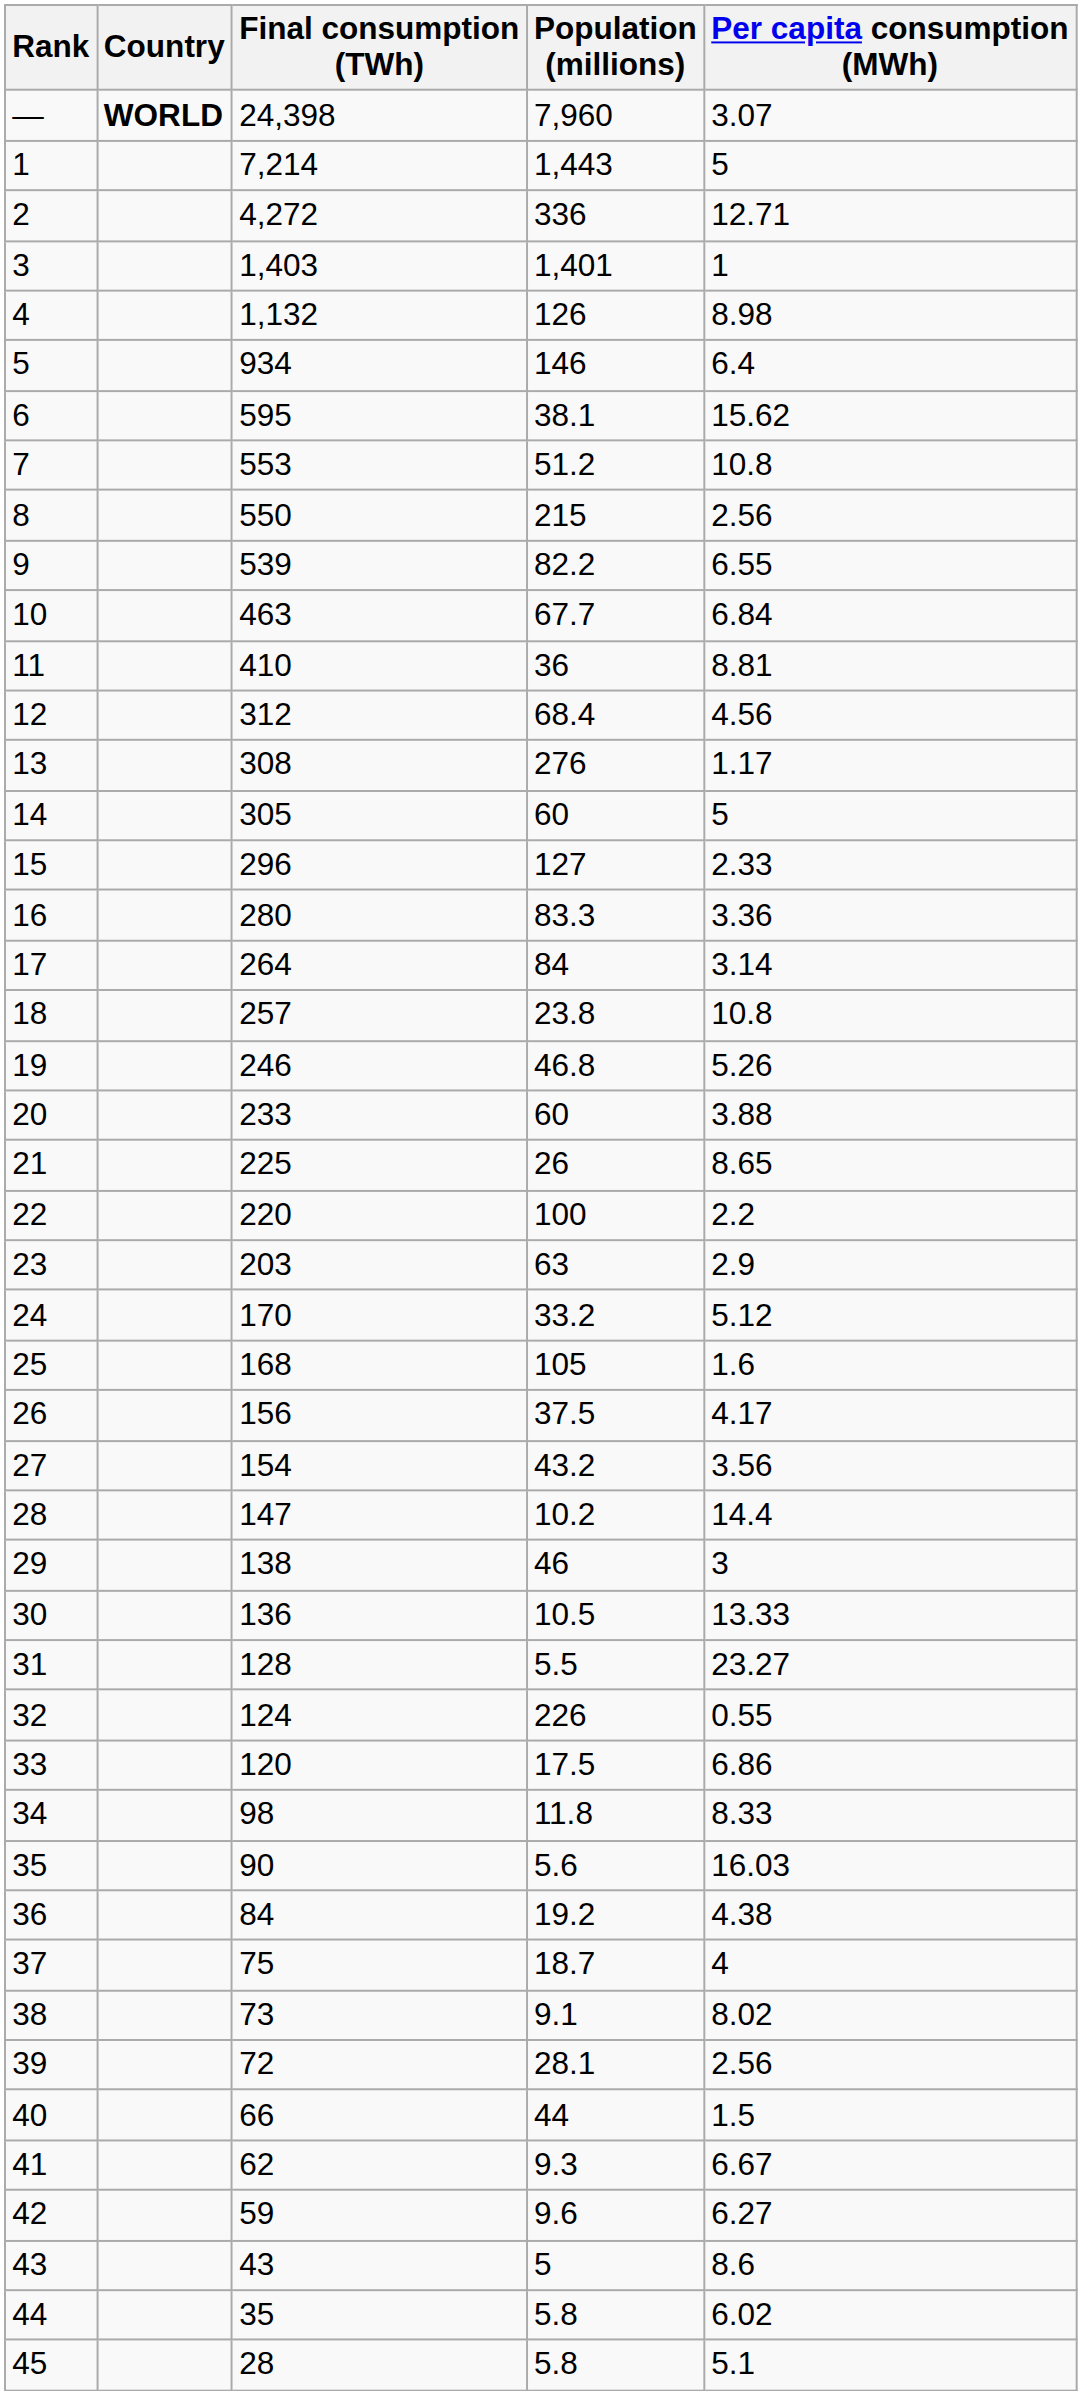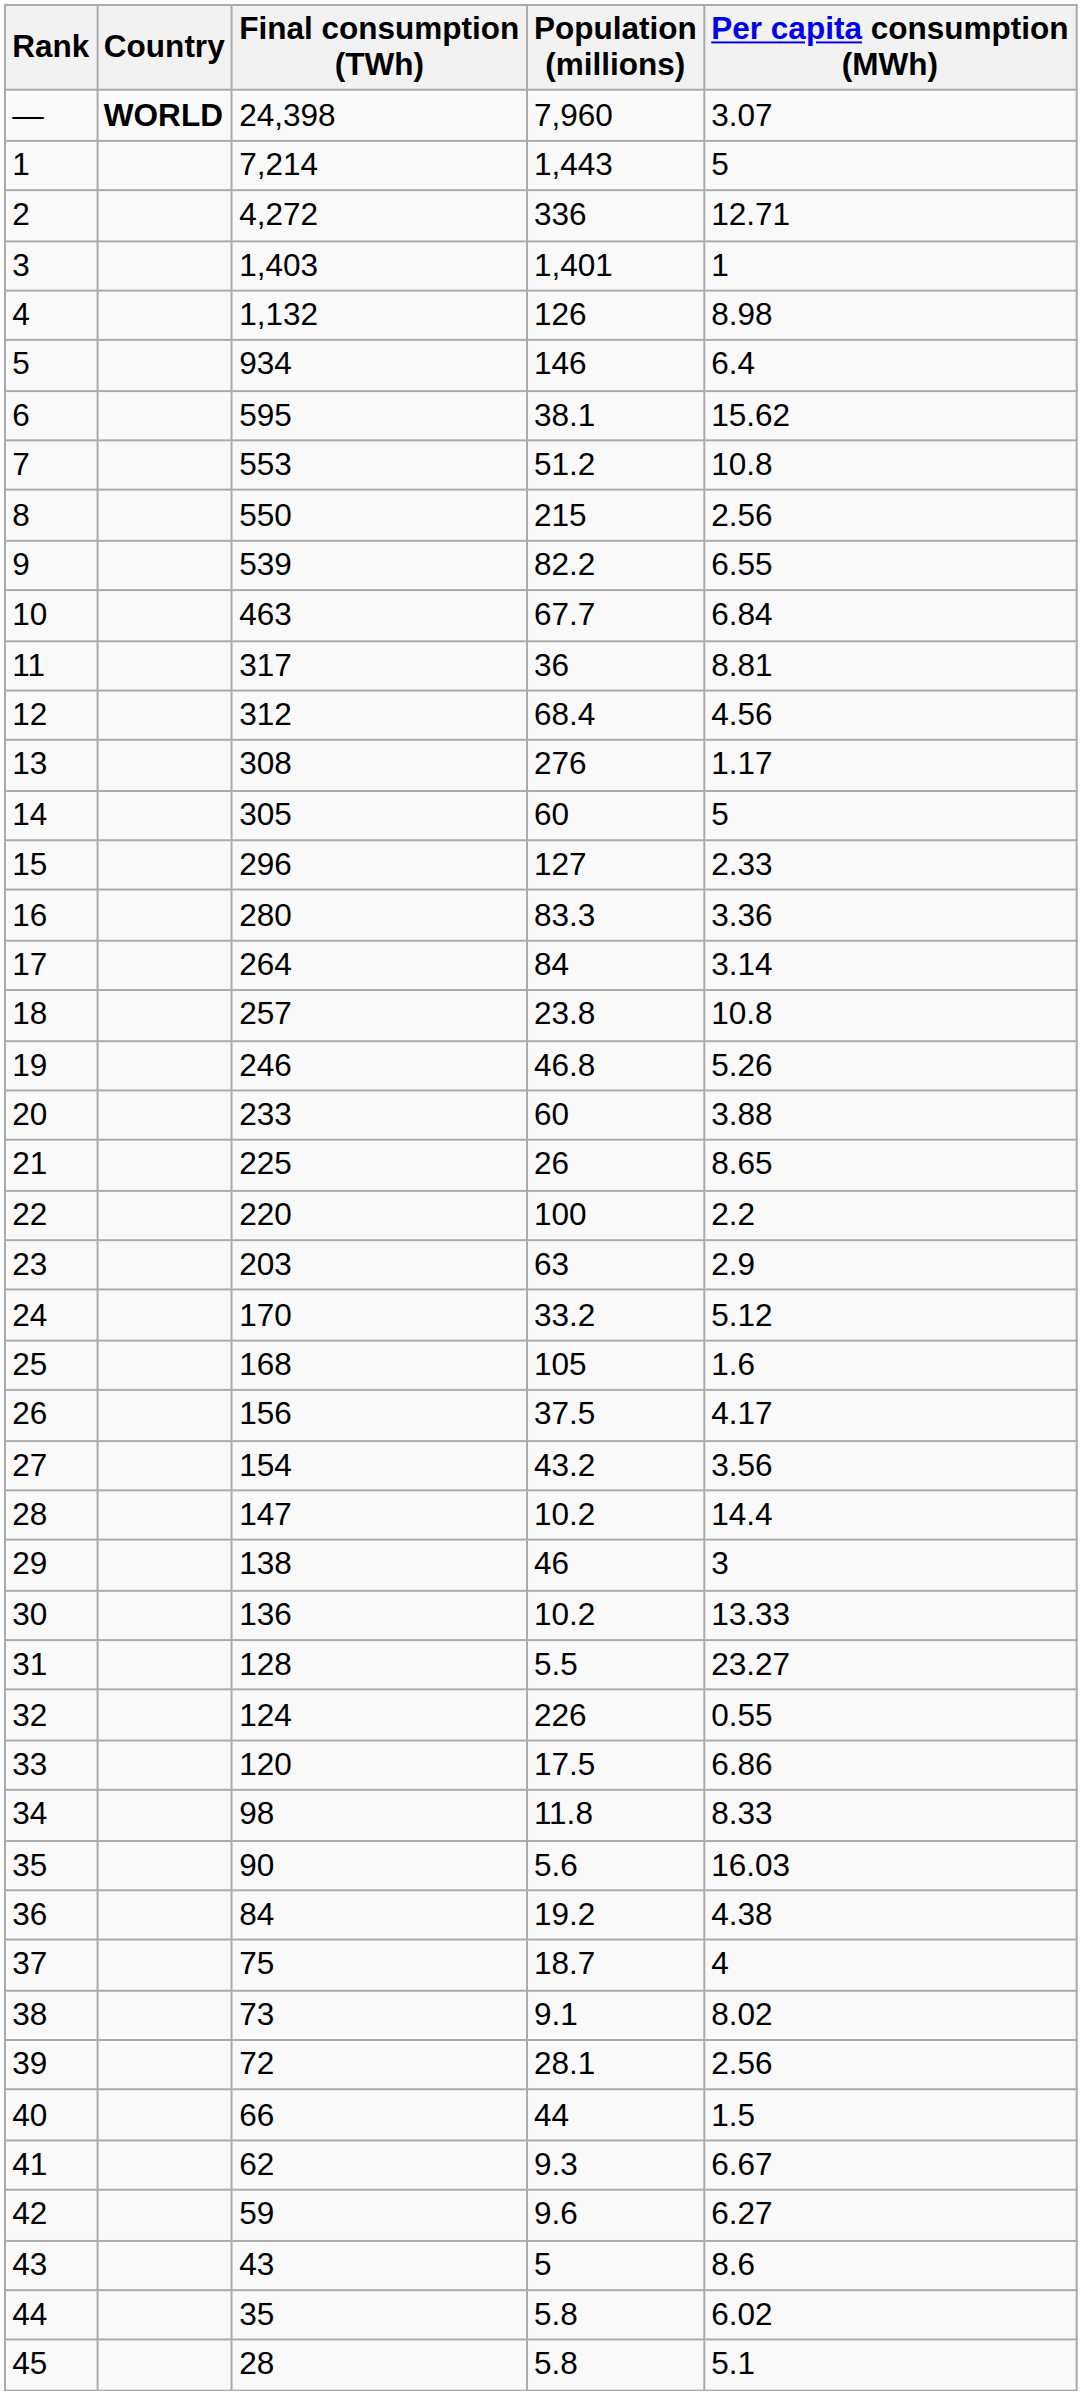(266, 664) 410 -> (266, 664) 317
(565, 1614) 10.5 -> (565, 1614) 10.2
